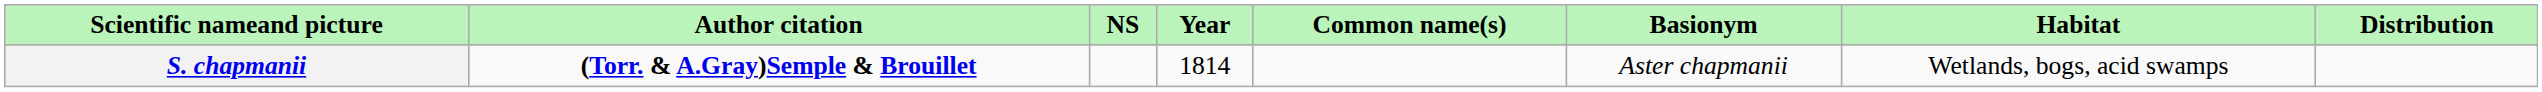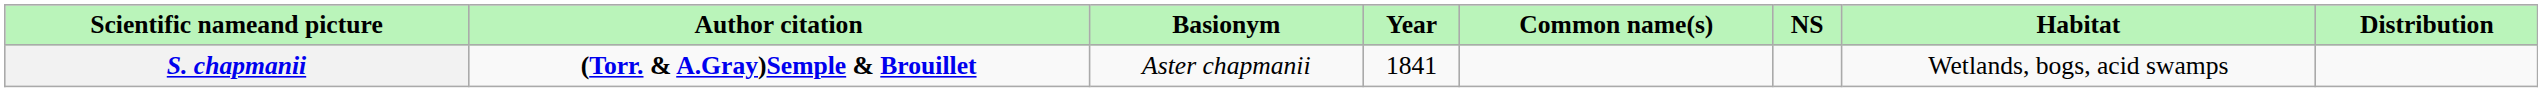columns swapped: (1704, 24) <-> (1123, 24)
(1205, 65) 1814 -> (1412, 65) 1841
